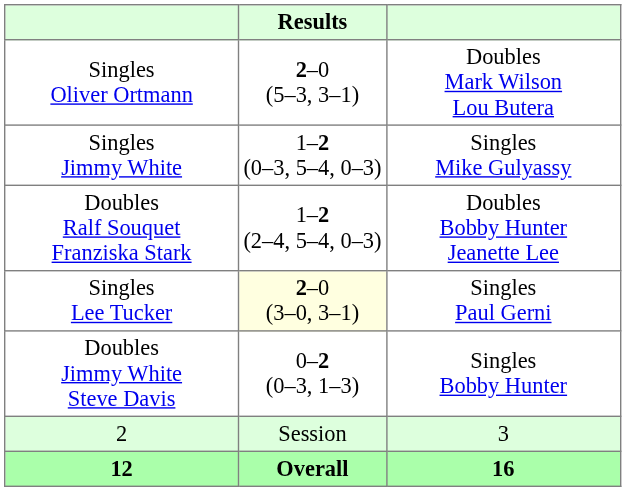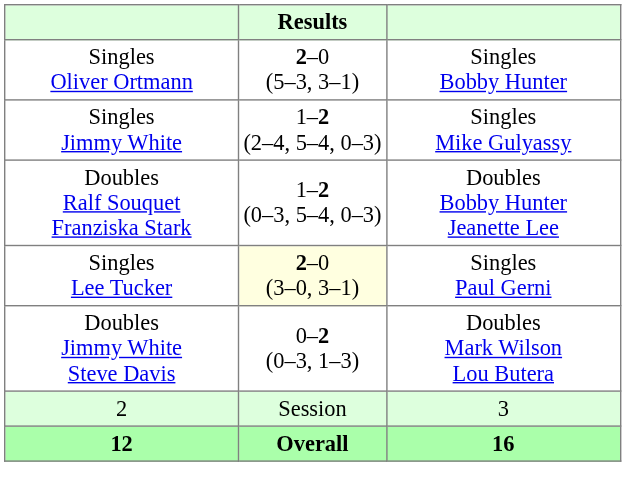(503, 82) Doubles Mark Wilson Lou Butera -> (503, 69) Singles Bobby Hunter
(312, 154) 1–2 (0–3, 5–4, 0–3) -> (312, 129) 1–2 (2–4, 5–4, 0–3)
(312, 227) 1–2 (2–4, 5–4, 0–3) -> (312, 202) 1–2 (0–3, 5–4, 0–3)
(503, 373) Singles Bobby Hunter -> (503, 348) Doubles Mark Wilson Lou Butera
